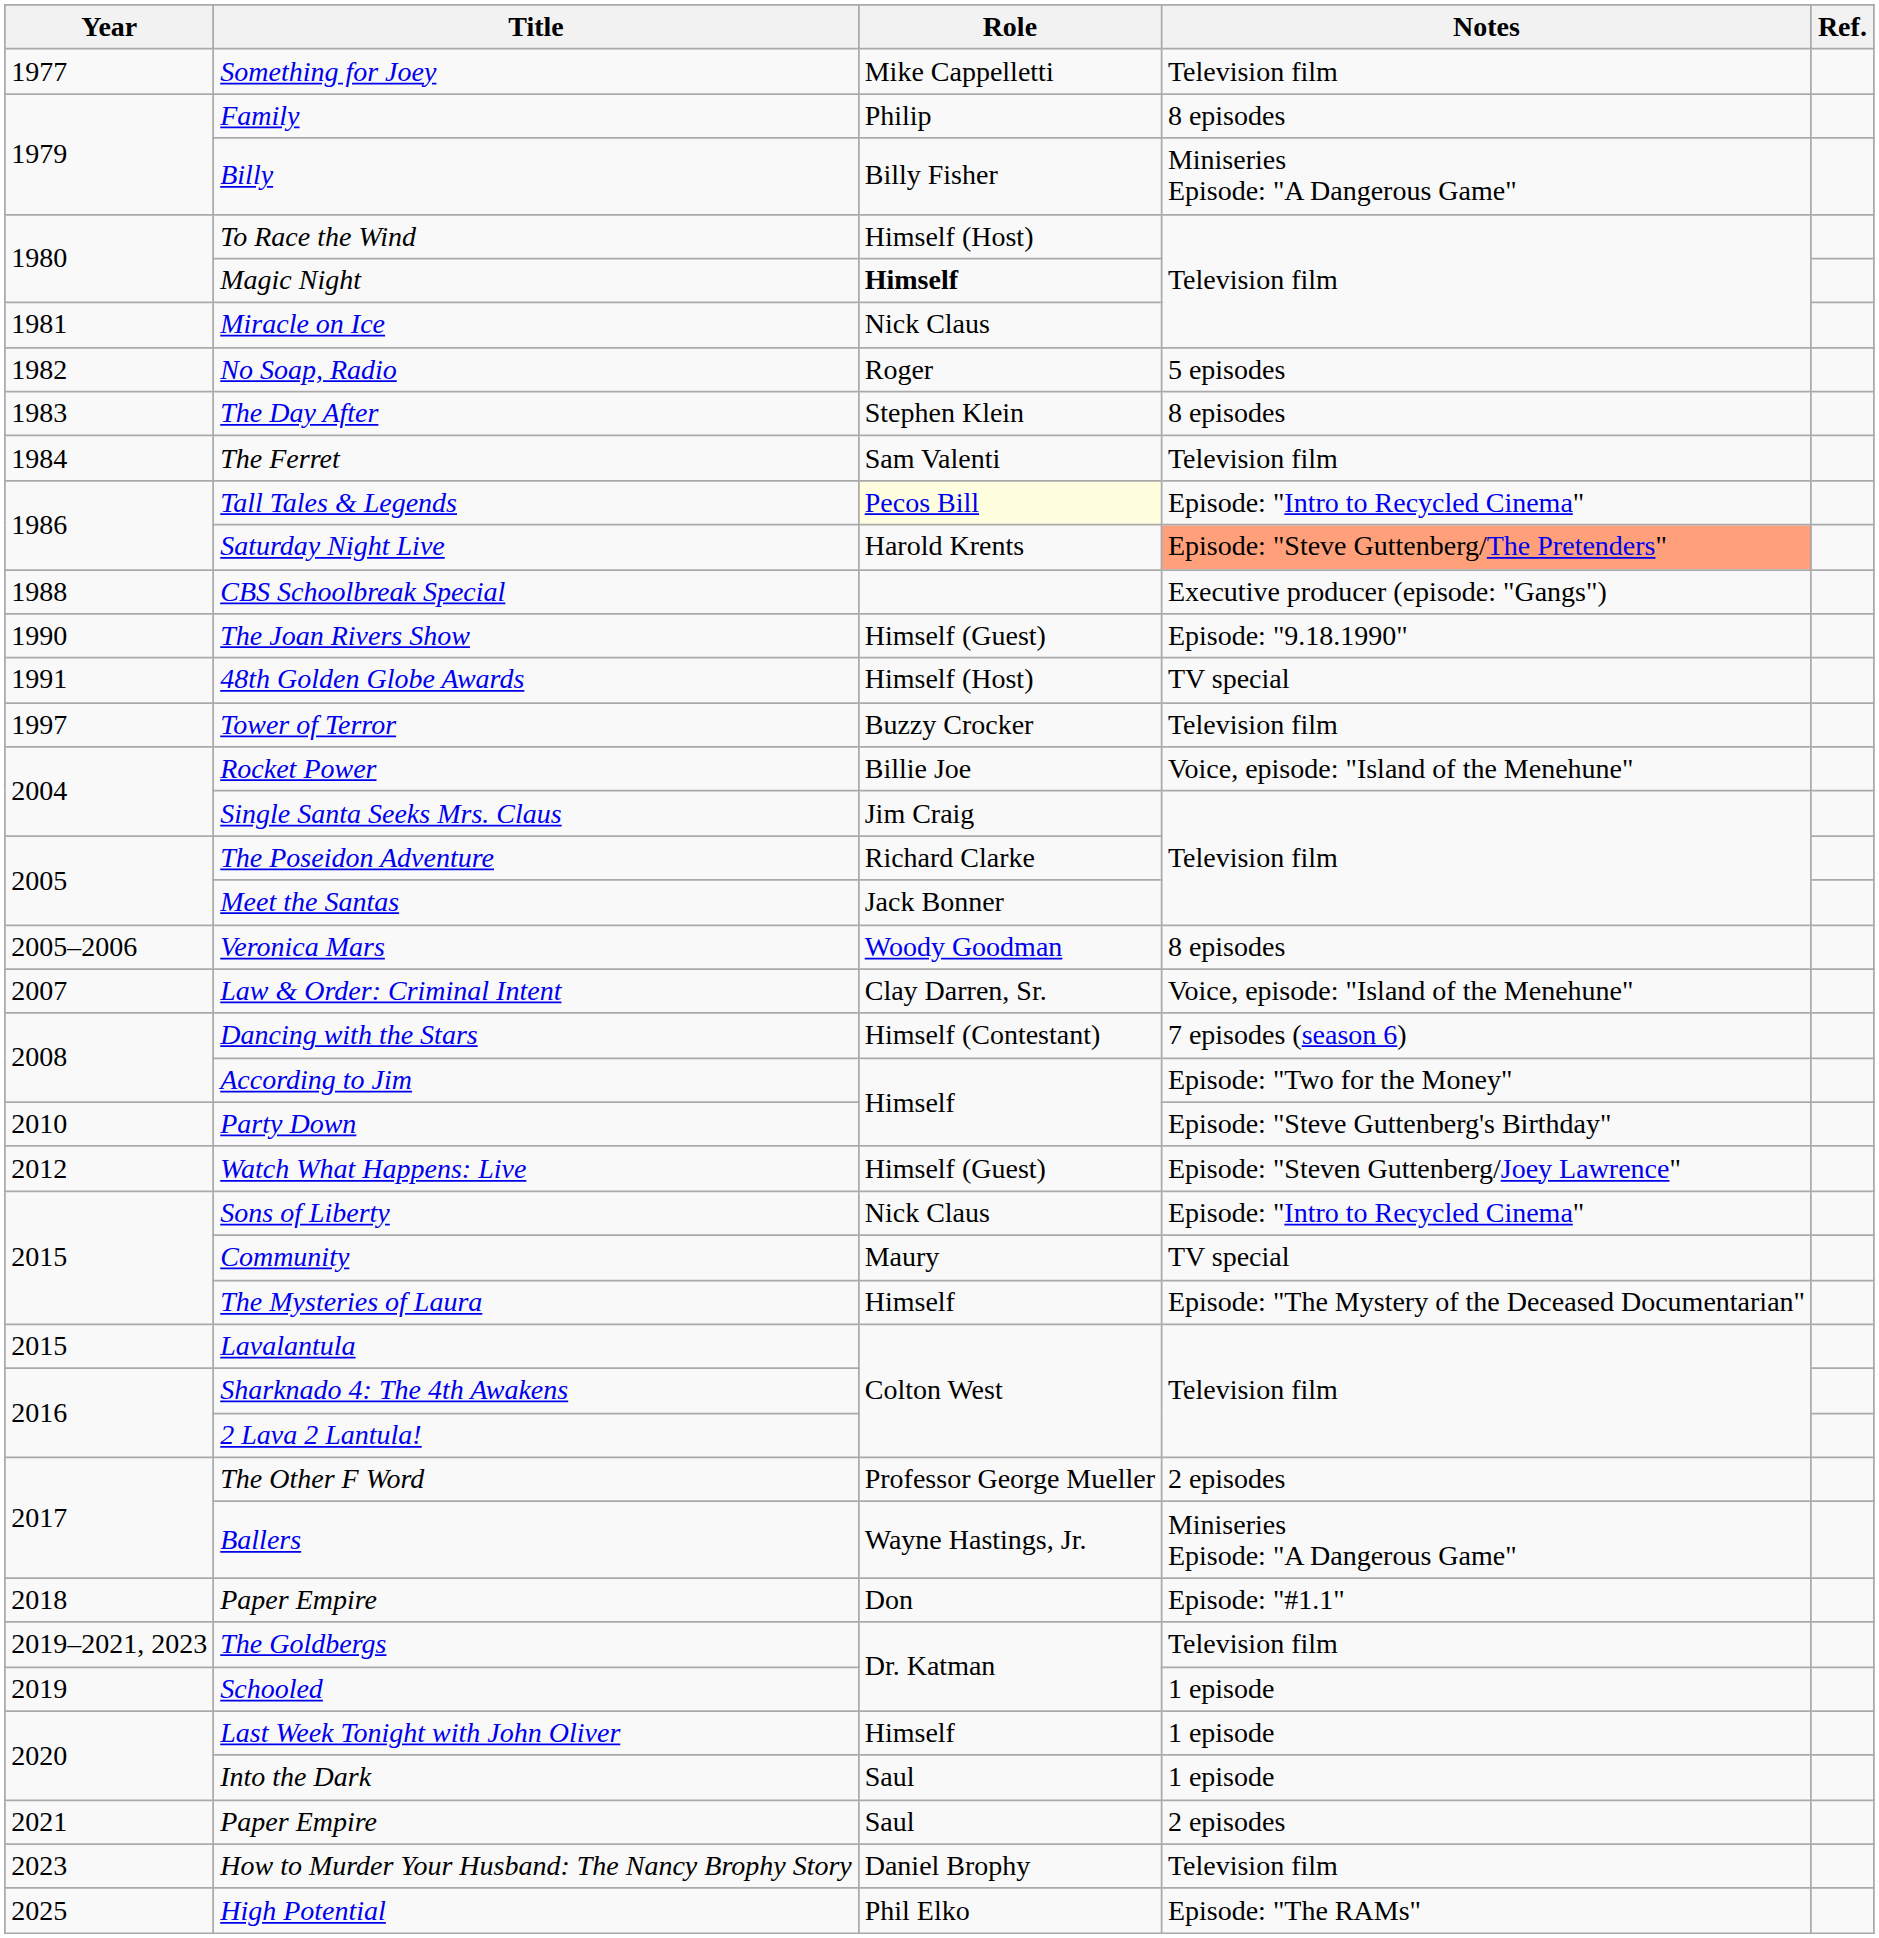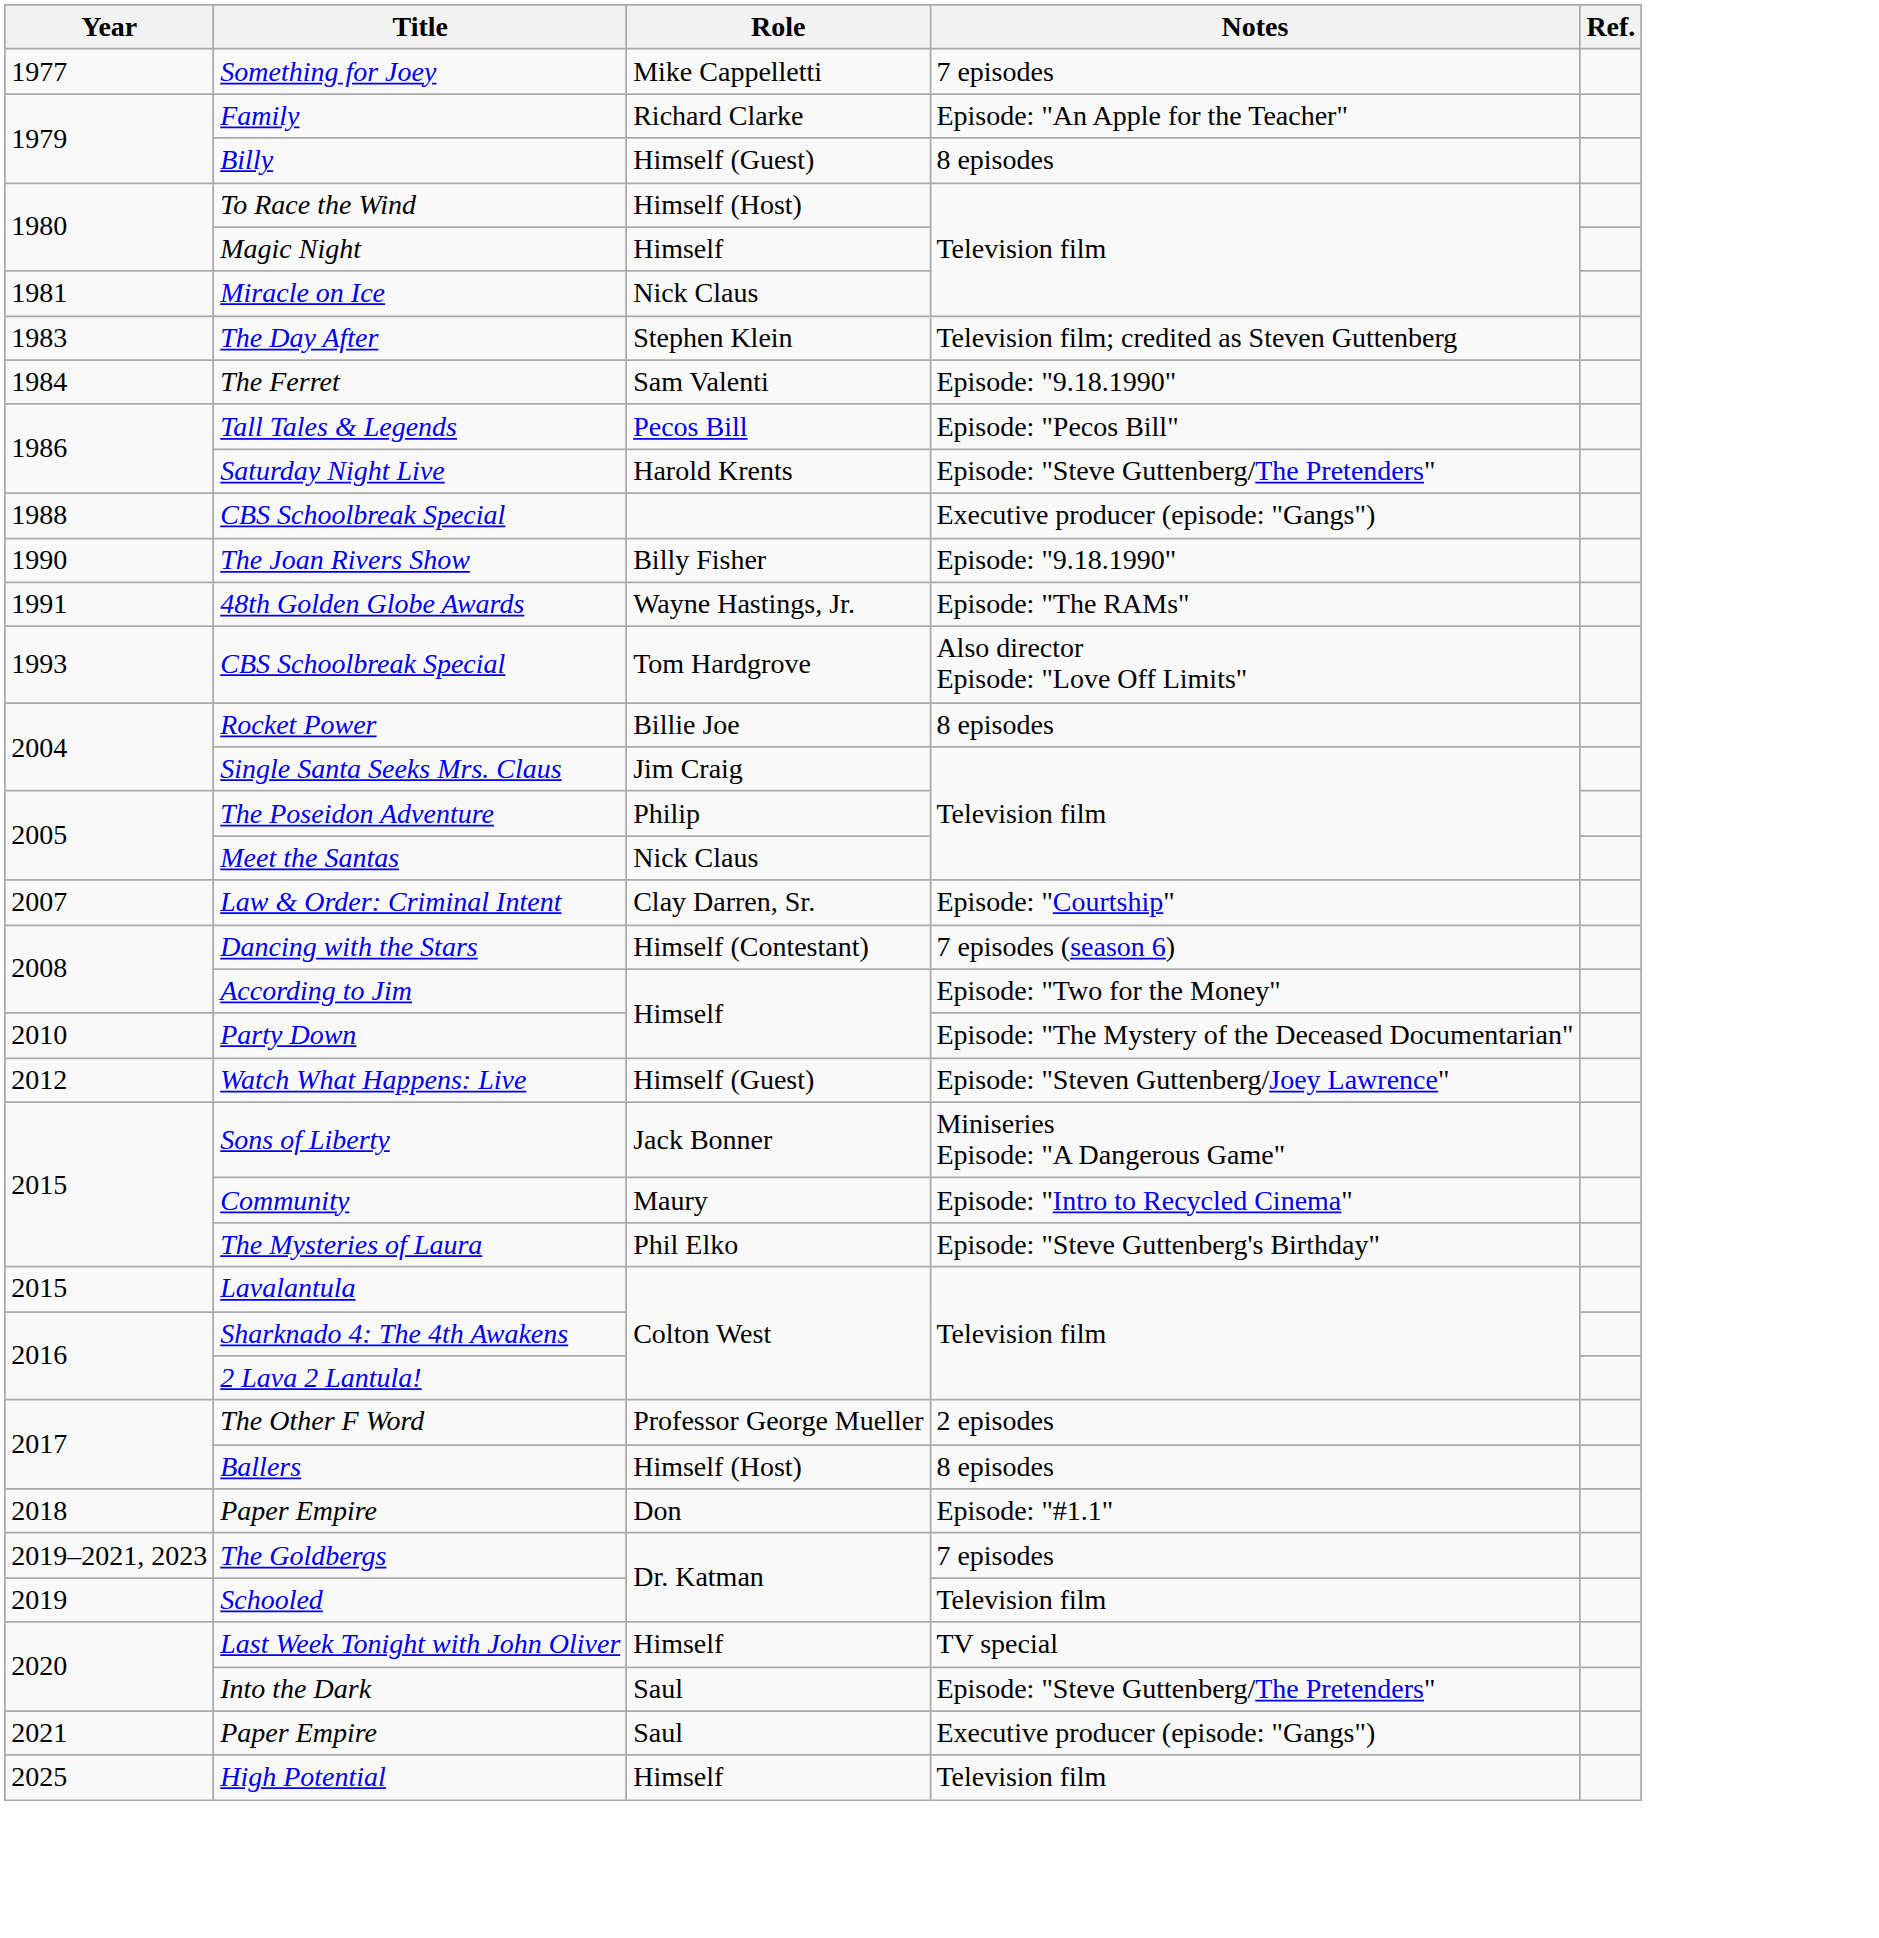(1253, 71) Television film -> (995, 71) 7 episodes
(898, 115) Philip -> (718, 115) Richard Clarke
(1227, 115) 8 episodes -> (1142, 115) Episode: "An Apple for the Teacher"
(931, 175) Billy Fisher -> (724, 159) Himself (Guest)
(1342, 175) Miniseries Episode: "A Dangerous Game" -> (995, 159) 8 episodes
(911, 280) bold -> (678, 248) normal
- row: (39, 369)
(1227, 413) 8 episodes -> (1197, 337) Television film; credited as Steven Guttenberg
(1253, 457) Television film -> (1056, 381) Episode: "9.18.1990"
(922, 502) lightyellow background -> (690, 426) no background
(1376, 502) Episode: "Intro to Recycled Cinema" -> (1057, 426) Episode: "Pecos Bill"
(1417, 546) lightsalmon background -> (1186, 470) no background
(955, 635) Himself (Guest) -> (700, 559) Billy Fisher
(949, 679) Himself (Host) -> (744, 603) Wayne Hastings, Jr.
(1229, 679) TV special -> (1063, 603) Episode: "The RAMs"
+ row: (39, 664)
- row: (39, 724)
(1401, 768) Voice, episode: "Island of the Menehune" -> (995, 724) 8 episodes
(950, 857) Richard Clarke -> (667, 813) Philip
(934, 901) Jack Bonner -> (696, 857) Nick Claus
- row: (74, 946)
(1401, 990) Voice, episode: "Island of the Menehune" -> (1056, 901) Episode: "Courtship"
(1390, 1123) Episode: "Steve Guttenberg's Birthday" -> (1255, 1035) Episode: "The Mystery of the Deceased Documentarian"
(927, 1212) Nick Claus -> (703, 1139) Jack Bonner
(1376, 1212) Episode: "Intro to Recycled Cinema" -> (1111, 1139) Miniseries Episode: "A Dangerous Game"
(1229, 1257) TV special -> (1145, 1199) Episode: "Intro to Recycled Cinema"
(910, 1301) Himself -> (686, 1244) Phil Elko
(1486, 1301) Episode: "The Mystery of the Deceased Documentarian" -> (1158, 1244) Episode: "Steve Guttenberg's Birthday"
(976, 1539) Wayne Hastings, Jr. -> (718, 1466) Himself (Host)
(1342, 1539) Miniseries Episode: "A Dangerous Game" -> (995, 1466) 8 episodes
(1253, 1643) Television film -> (995, 1555) 7 episodes
(1221, 1688) 1 episode -> (1021, 1599) Television film
(1221, 1732) 1 episode -> (997, 1643) TV special
(1221, 1777) 1 episode -> (1186, 1688) Episode: "Steve Guttenberg/The Pretenders"
(1227, 1821) 2 episodes -> (1156, 1732) Executive producer (episode: "Gangs")
- row: (39, 1865)
(917, 1910) Phil Elko -> (678, 1777) Himself
(1294, 1910) Episode: "The RAMs" -> (1021, 1777) Television film
